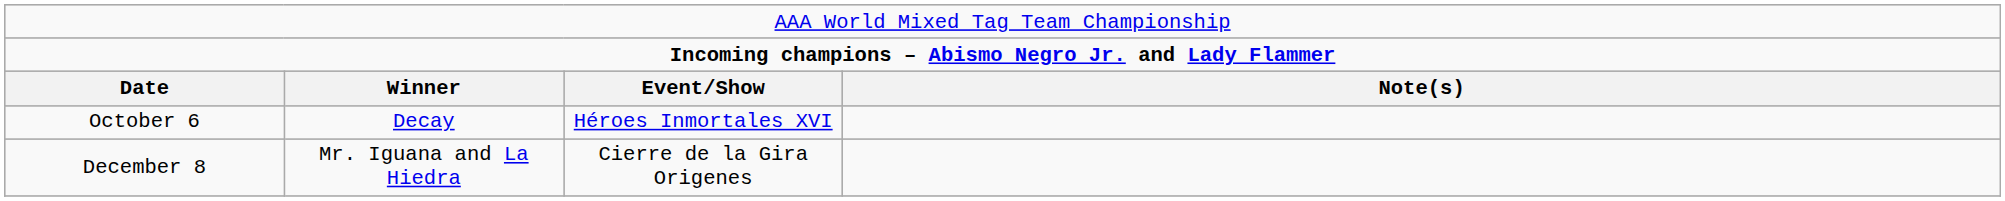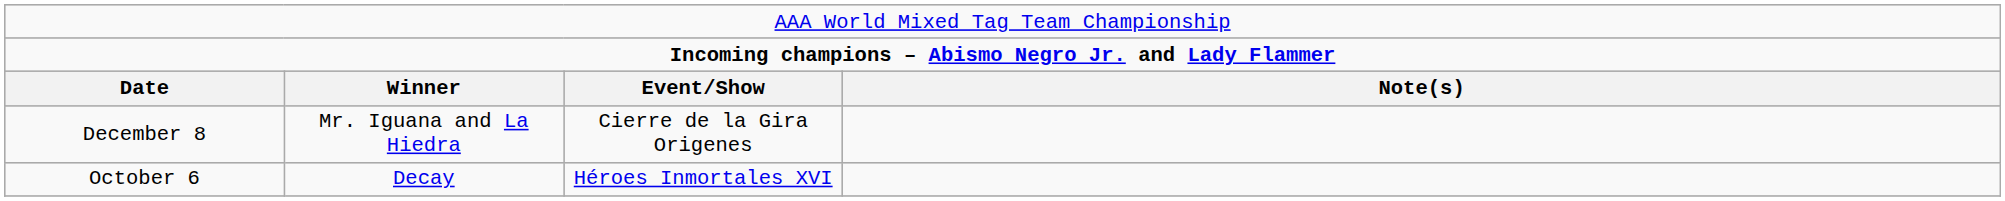rows swapped: (144, 122) <-> (144, 167)
